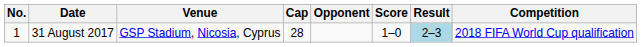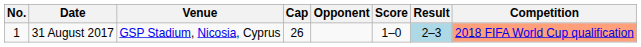(297, 32) 28 -> (297, 32) 26
(544, 32) no background -> (544, 32) lightsalmon background
